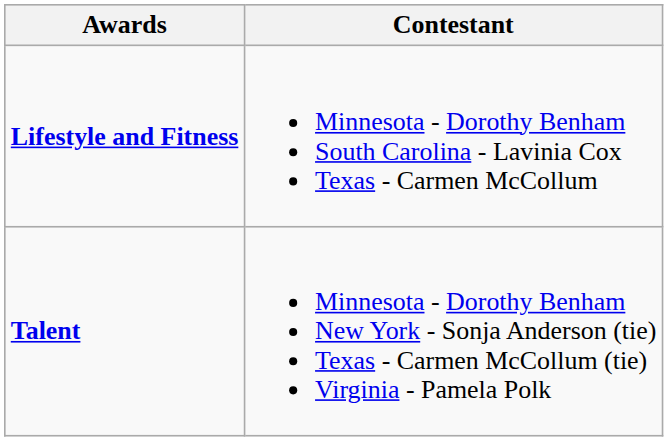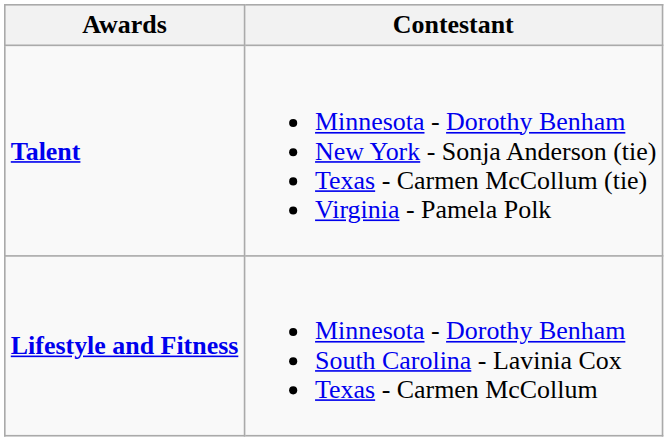rows swapped: (125, 135) <-> (46, 330)
